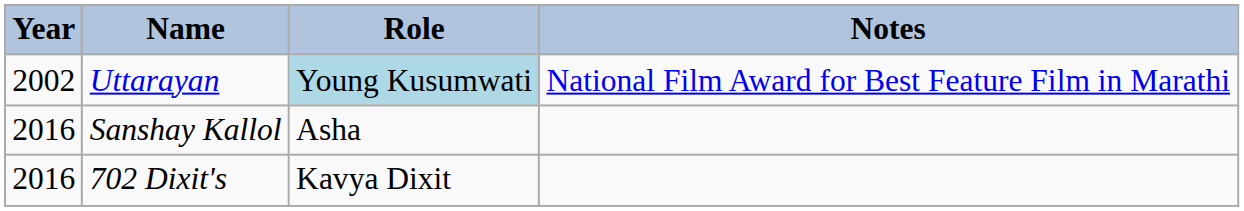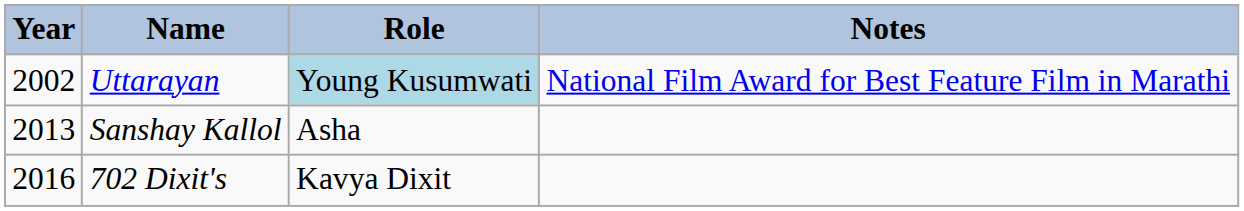(44, 129) 2016 -> (44, 129) 2013
